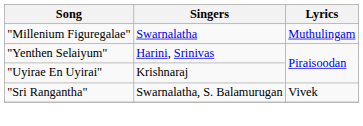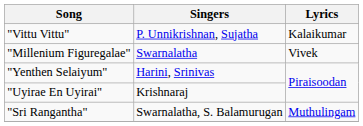+ row: (38, 33)
(322, 33) Muthulingam -> (303, 53) Vivek
(303, 92) Vivek -> (322, 111) Muthulingam
